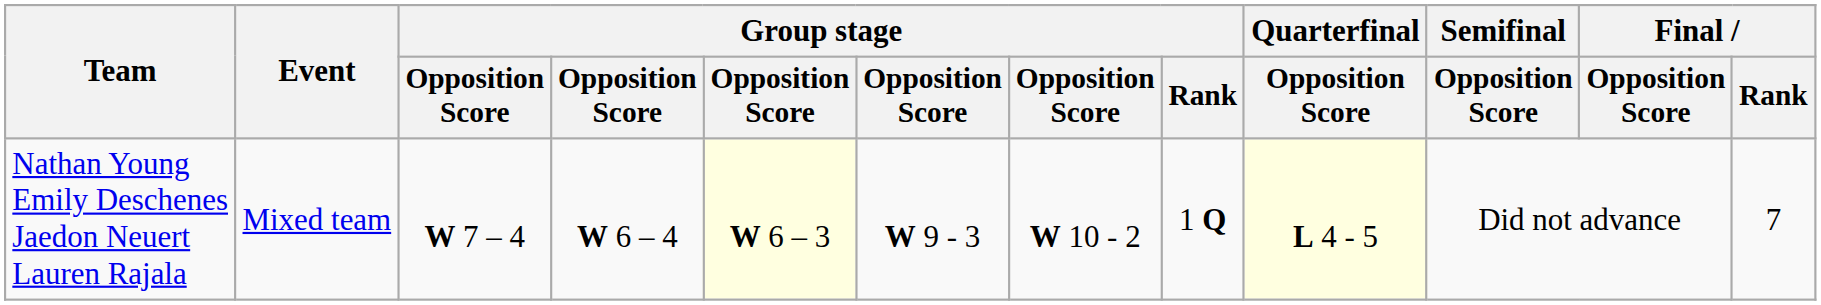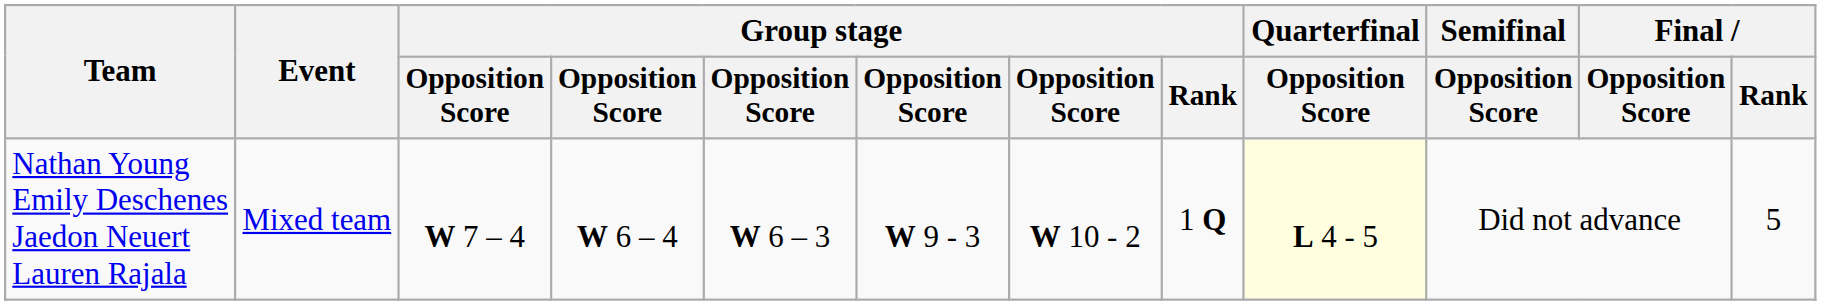(780, 237) lightyellow background -> (780, 237) no background
(1773, 219) 7 -> (1773, 219) 5
